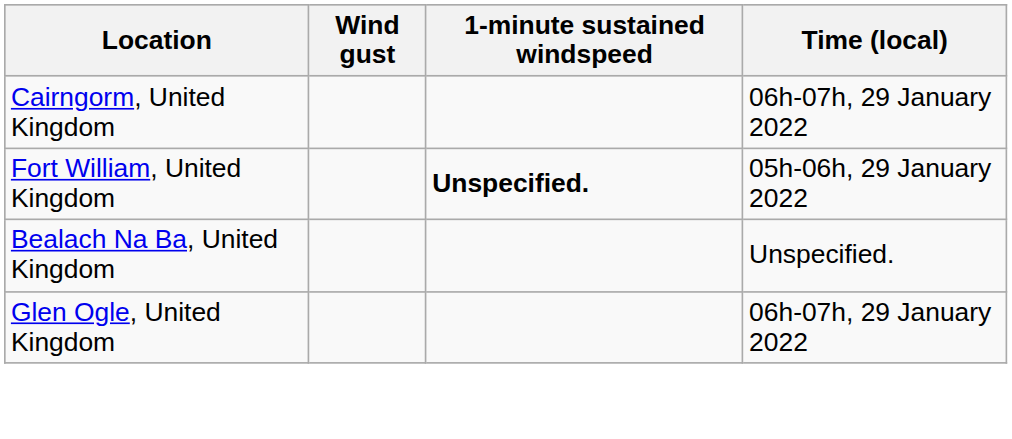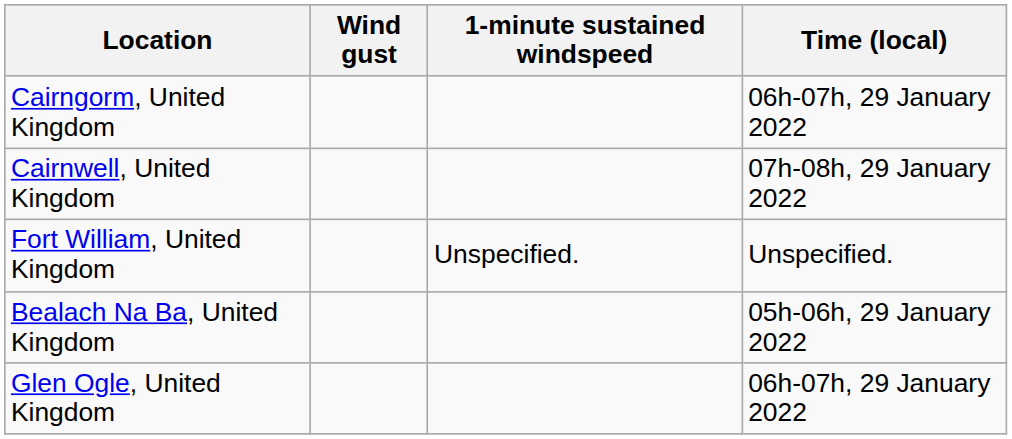+ row: (111, 183)
(511, 183) bold -> (507, 254) normal
(870, 183) 05h-06h, 29 January 2022 -> (821, 254) Unspecified.
(822, 254) Unspecified. -> (869, 326) 05h-06h, 29 January 2022
